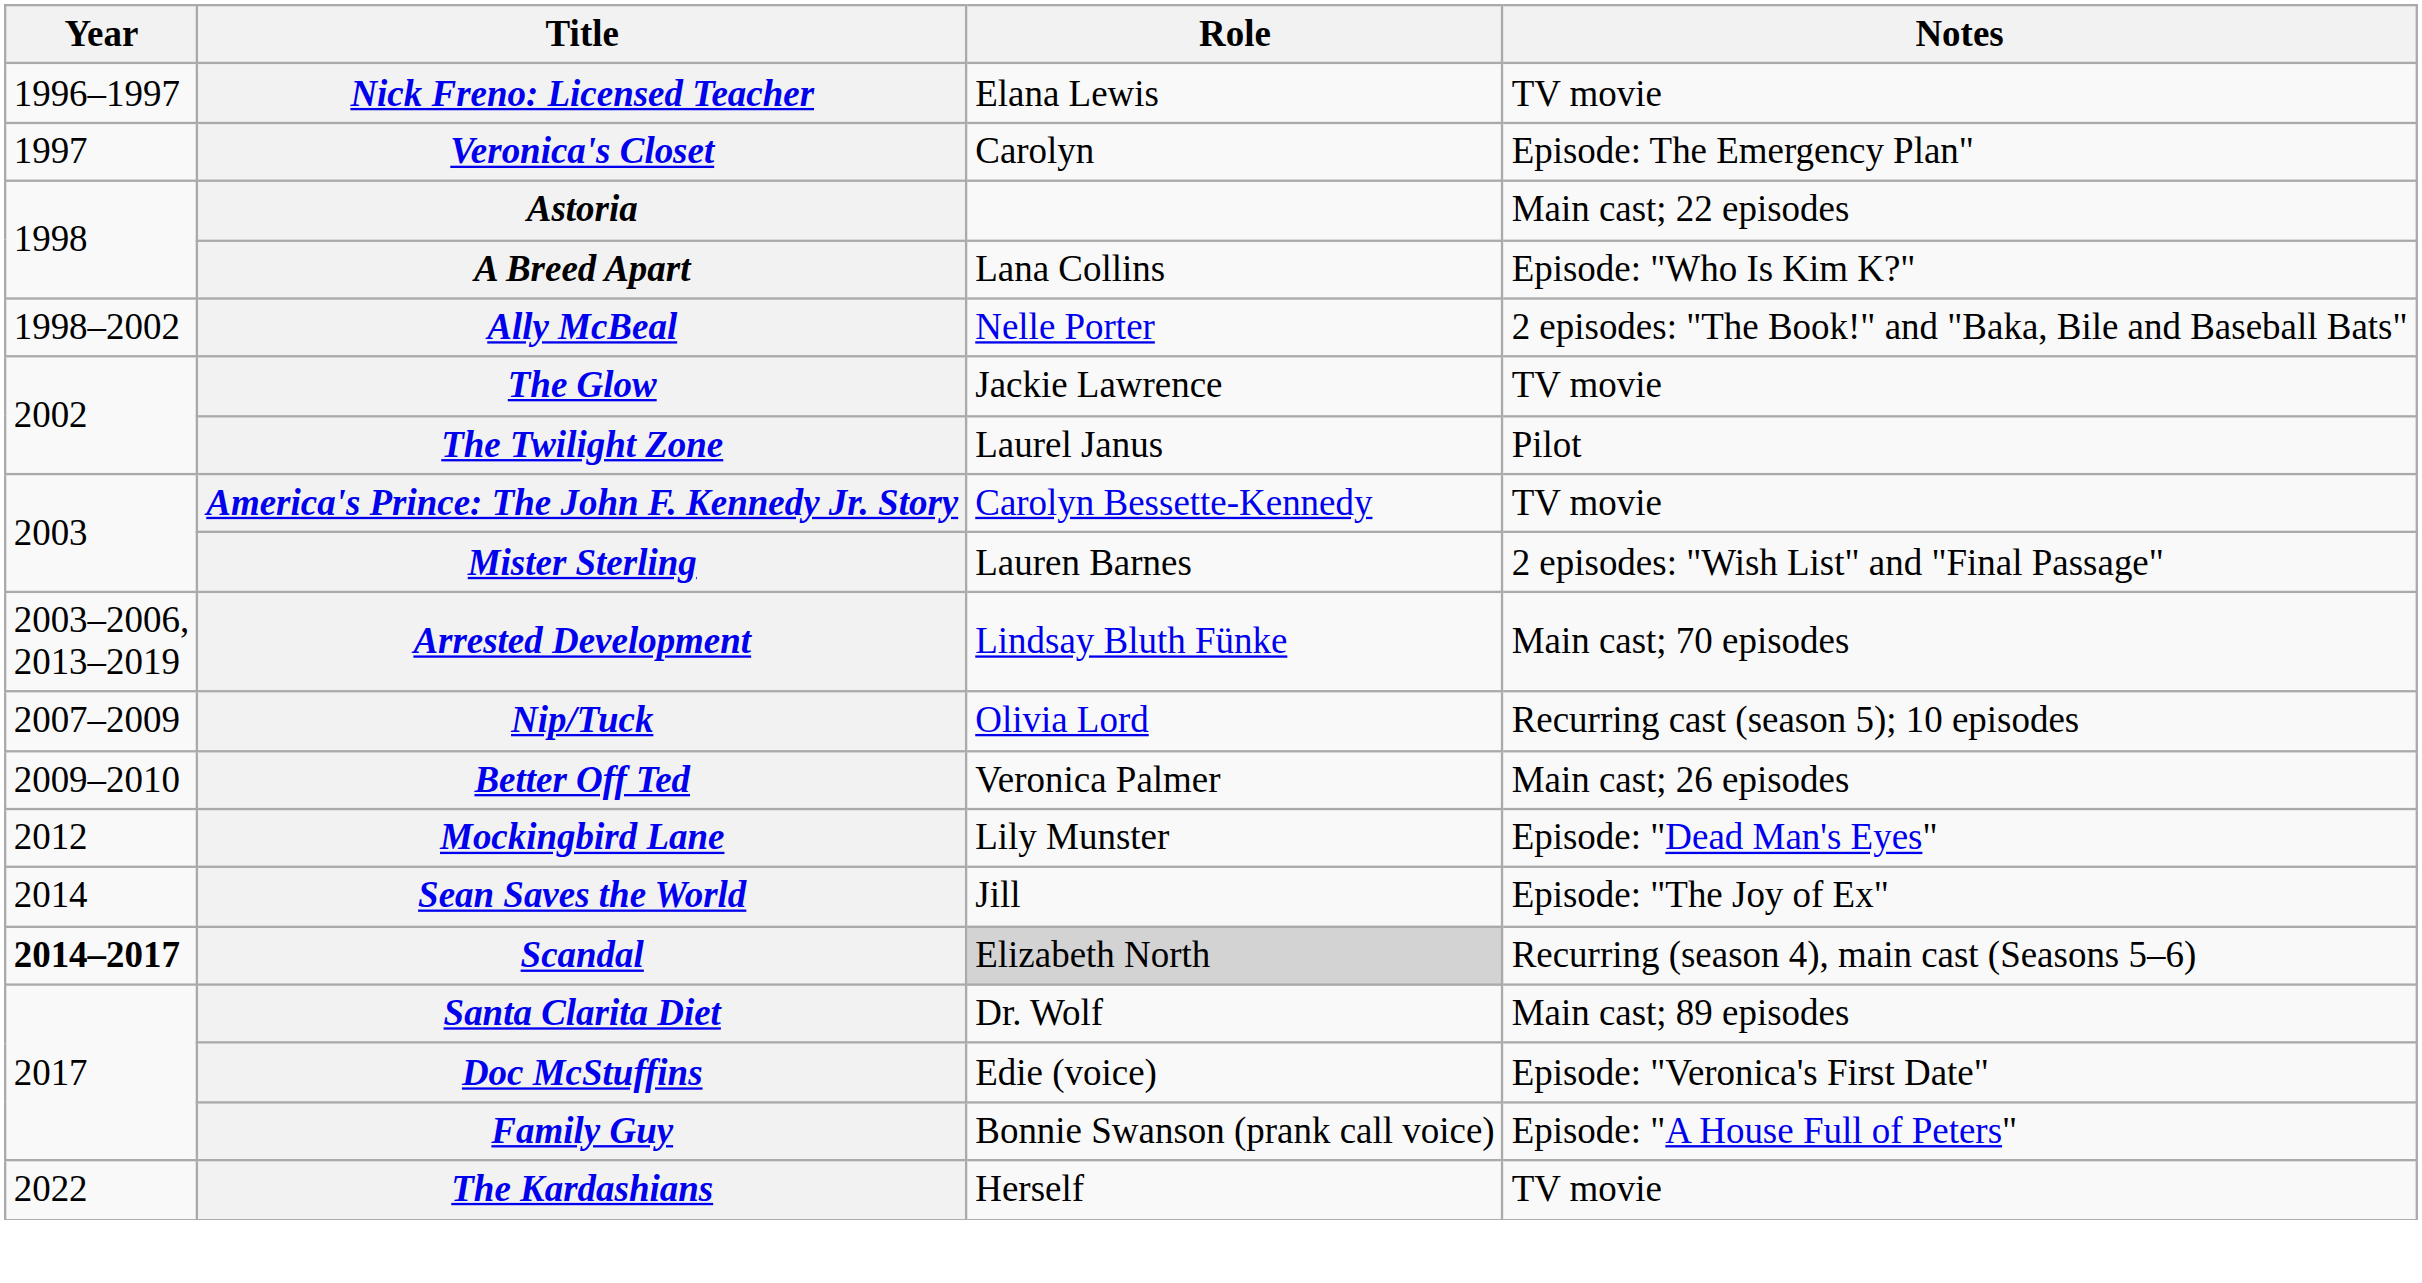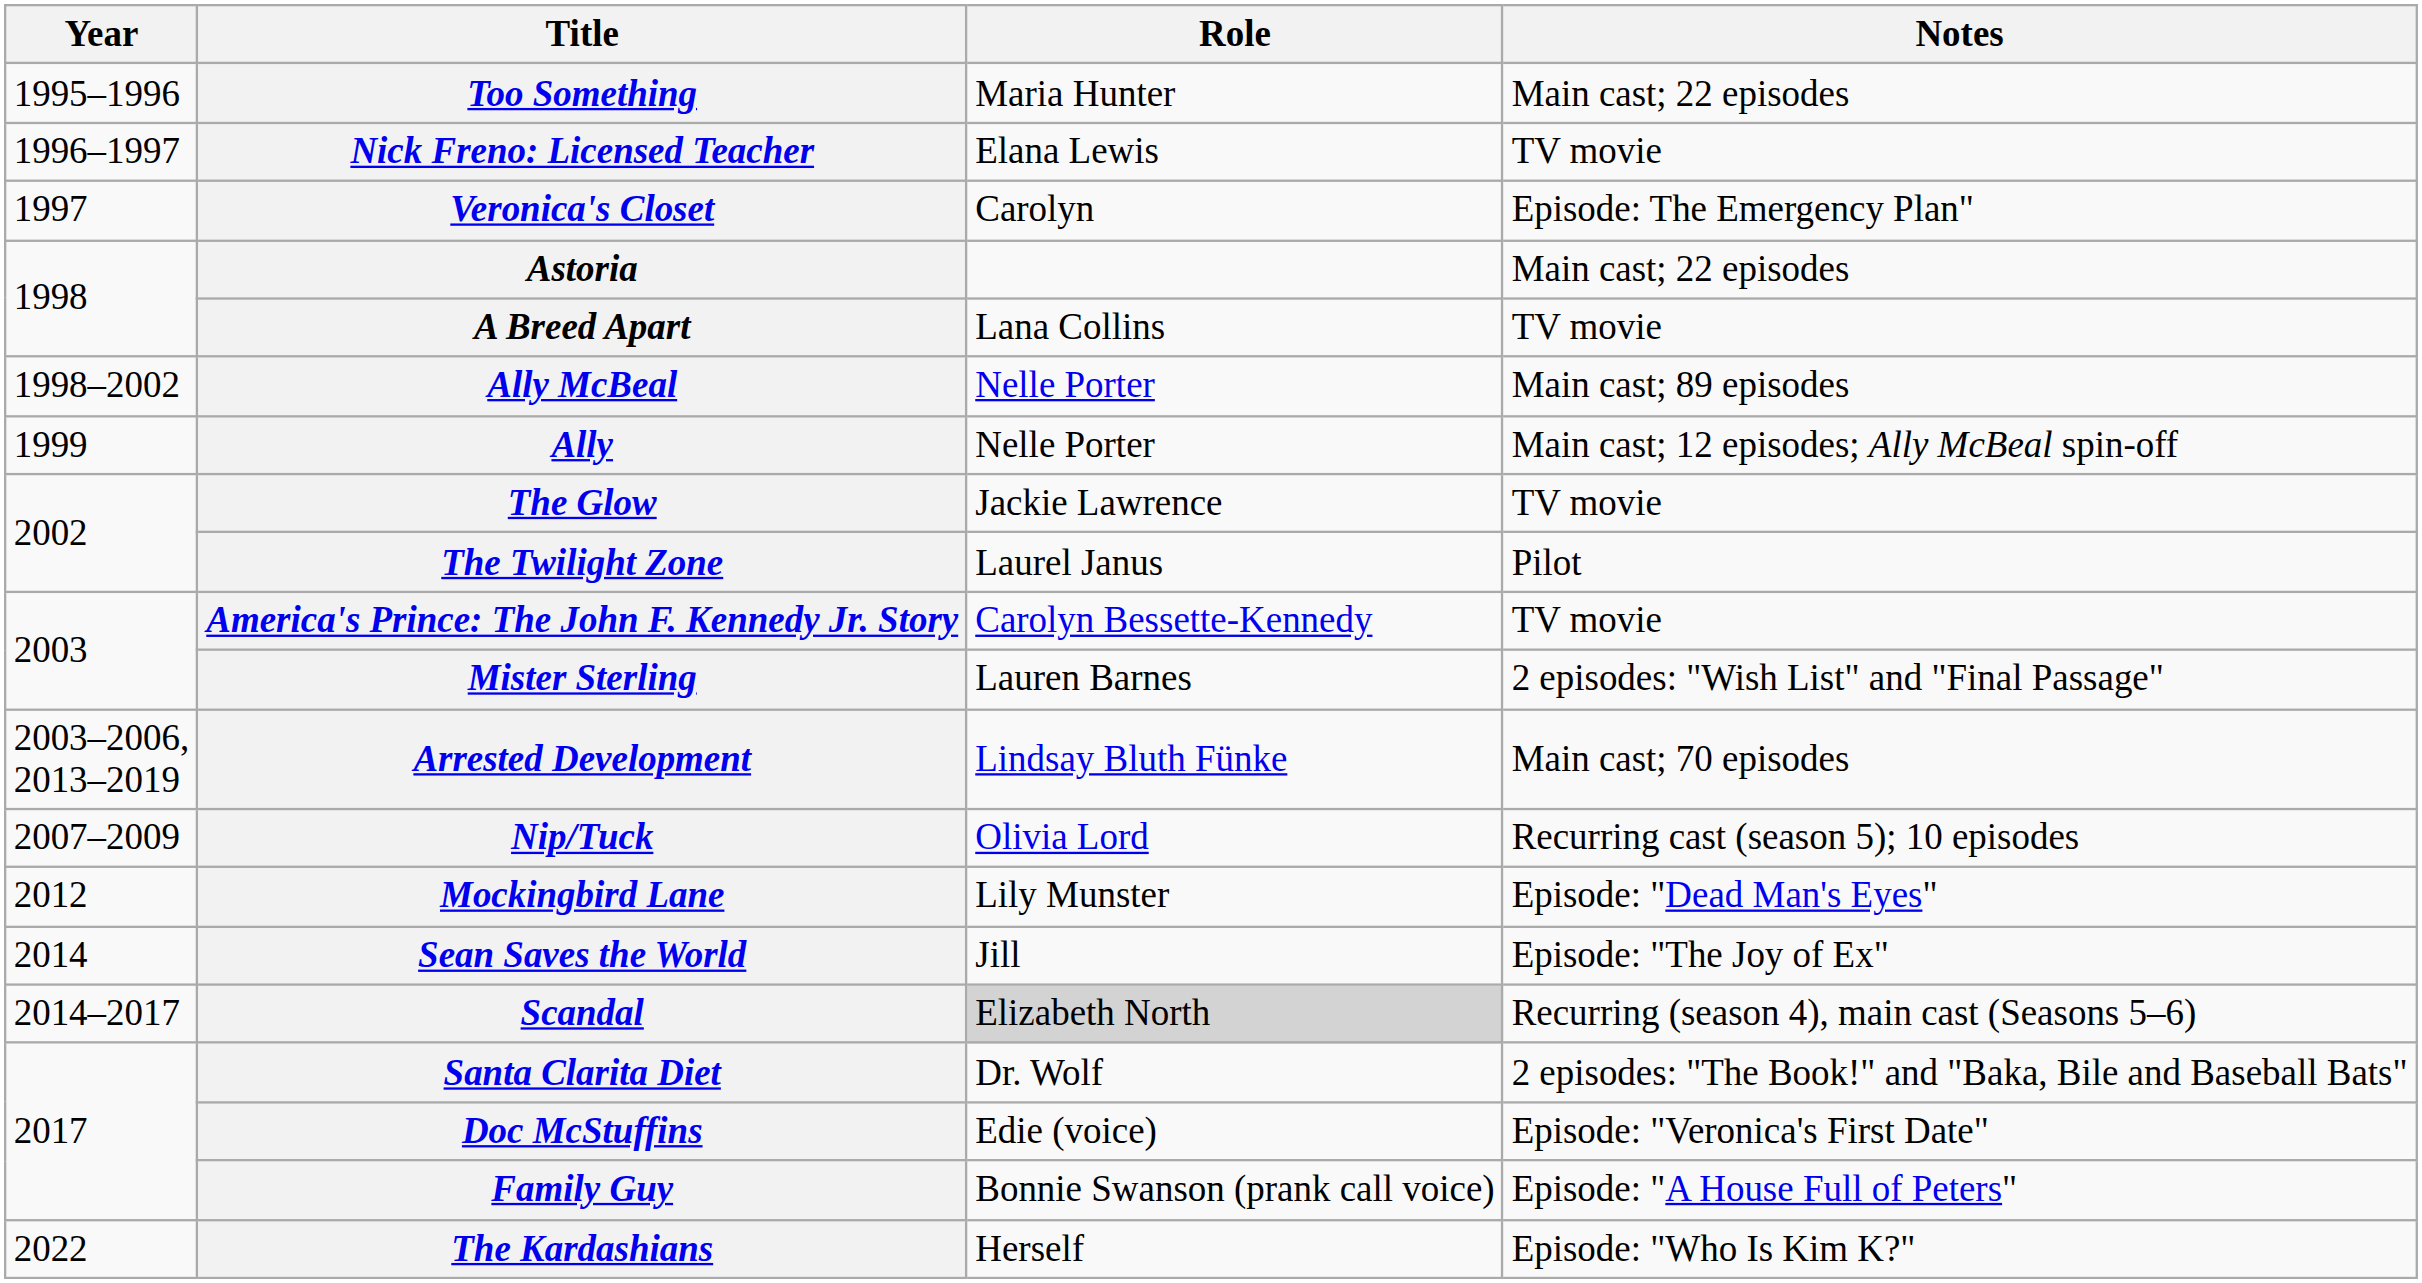+ row: (582, 92)
(1714, 268) Episode: "Who Is Kim K?" -> (1587, 326) TV movie
(1960, 326) 2 episodes: "The Book!" and "Baka, Bile and Baseball Bats" -> (1681, 385) Main cast; 89 episodes
+ row: (582, 444)
- row: (582, 778)
(97, 954) bold -> (97, 1013) normal
(1681, 1013) Main cast; 89 episodes -> (1960, 1071) 2 episodes: "The Book!" and "Baka, Bile and Baseball Bats"
(1587, 1189) TV movie -> (1714, 1247) Episode: "Who Is Kim K?"
